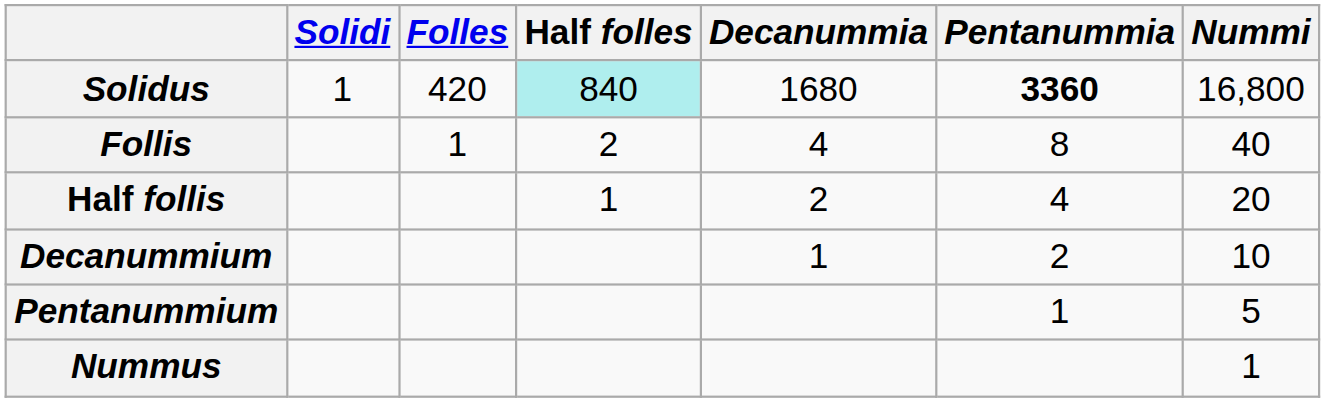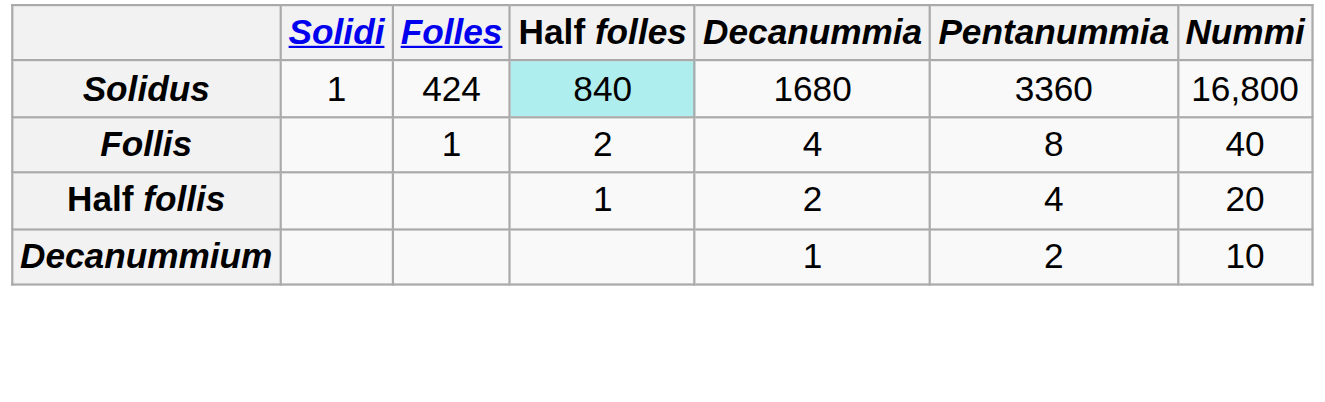(457, 88) 420 -> (452, 88) 424
(1060, 88) bold -> (1054, 88) normal
- row: (146, 311)
- row: (146, 367)
